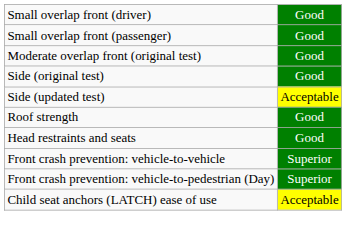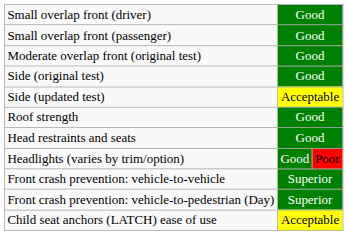+ row: (96, 158)
